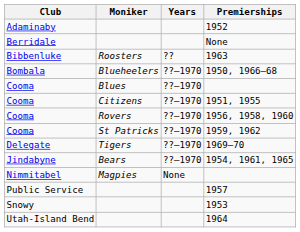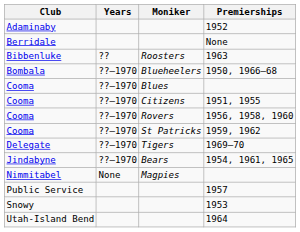columns swapped: (129, 12) <-> (182, 12)
